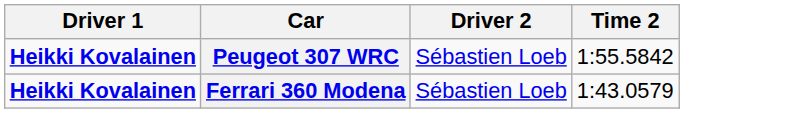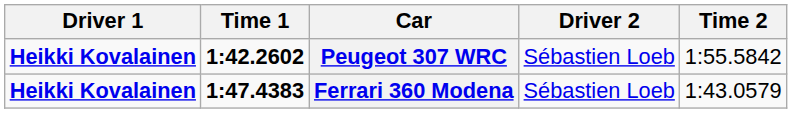+ column: (255, 21)
